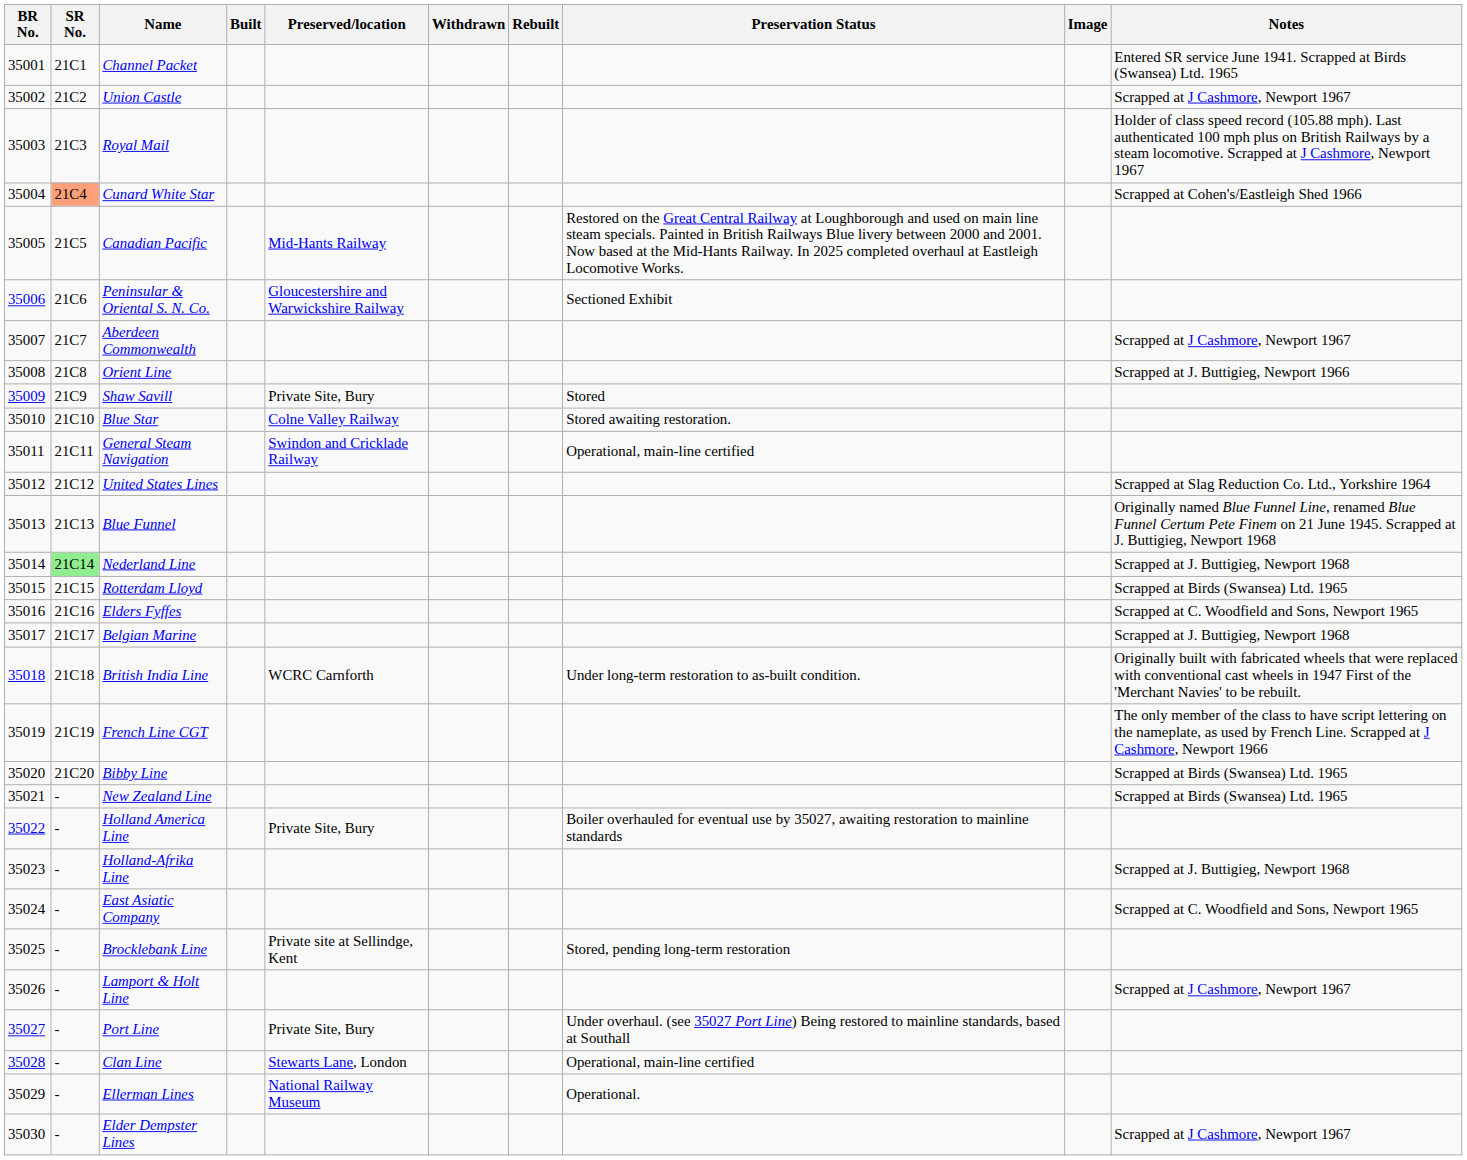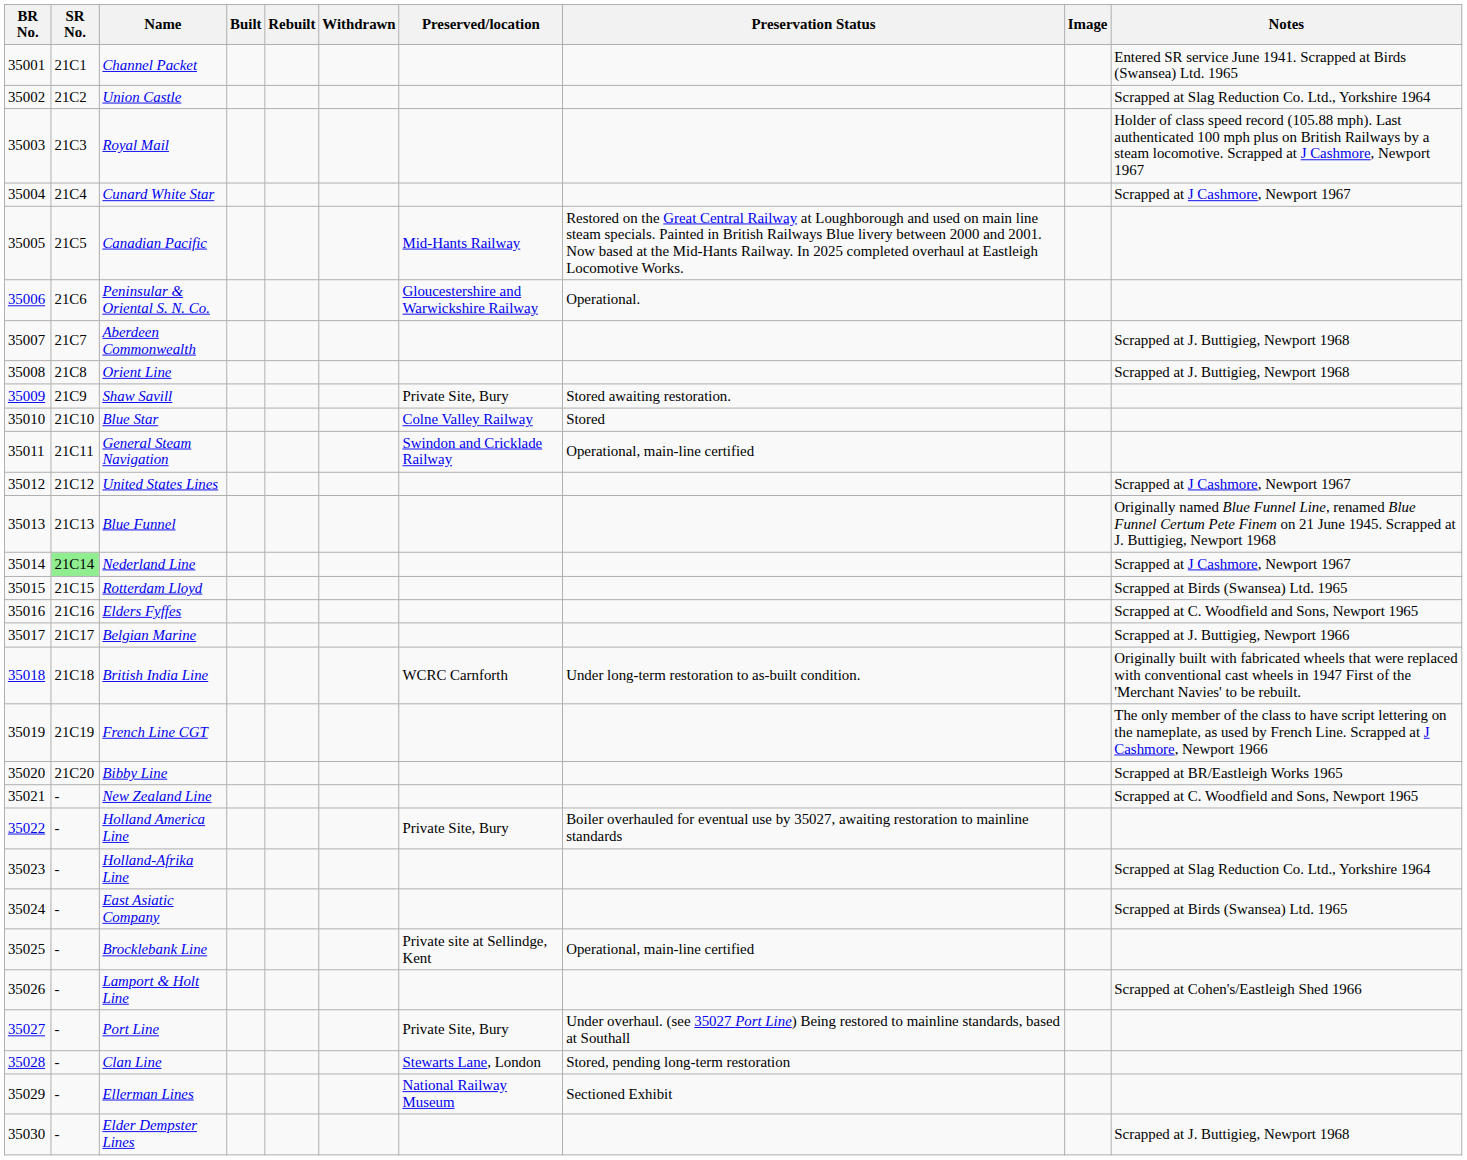columns swapped: (536, 24) <-> (347, 24)
(1233, 96) Scrapped at J Cashmore, Newport 1967 -> (1272, 96) Scrapped at Slag Reduction Co. Ltd., Yorkshire 1964
(71, 194) lightsalmon background -> (71, 194) no background
(1238, 194) Scrapped at Cohen's/Eastleigh Shed 1966 -> (1233, 194) Scrapped at J Cashmore, Newport 1967
(619, 300) Sectioned Exhibit -> (603, 300) Operational.
(1233, 340) Scrapped at J Cashmore, Newport 1967 -> (1232, 340) Scrapped at J. Buttigieg, Newport 1968
(1232, 372) Scrapped at J. Buttigieg, Newport 1966 -> (1232, 372) Scrapped at J. Buttigieg, Newport 1968
(586, 396) Stored -> (649, 396) Stored awaiting restoration.
(649, 419) Stored awaiting restoration. -> (586, 419) Stored
(1272, 483) Scrapped at Slag Reduction Co. Ltd., Yorkshire 1964 -> (1233, 483) Scrapped at J Cashmore, Newport 1967
(1232, 564) Scrapped at J. Buttigieg, Newport 1968 -> (1233, 564) Scrapped at J Cashmore, Newport 1967
(1232, 635) Scrapped at J. Buttigieg, Newport 1968 -> (1232, 635) Scrapped at J. Buttigieg, Newport 1966
(1231, 772) Scrapped at Birds (Swansea) Ltd. 1965 -> (1228, 772) Scrapped at BR/Eastleigh Works 1965
(1231, 796) Scrapped at Birds (Swansea) Ltd. 1965 -> (1266, 796) Scrapped at C. Woodfield and Sons, Newport 1965
(1232, 868) Scrapped at J. Buttigieg, Newport 1968 -> (1272, 868) Scrapped at Slag Reduction Co. Ltd., Yorkshire 1964
(1266, 909) Scrapped at C. Woodfield and Sons, Newport 1965 -> (1231, 909) Scrapped at Birds (Swansea) Ltd. 1965
(678, 949) Stored, pending long-term restoration -> (660, 949) Operational, main-line certified
(1233, 989) Scrapped at J Cashmore, Newport 1967 -> (1238, 989) Scrapped at Cohen's/Eastleigh Shed 1966
(660, 1062) Operational, main-line certified -> (678, 1062) Stored, pending long-term restoration
(603, 1094) Operational. -> (619, 1094) Sectioned Exhibit
(1233, 1134) Scrapped at J Cashmore, Newport 1967 -> (1232, 1134) Scrapped at J. Buttigieg, Newport 1968
